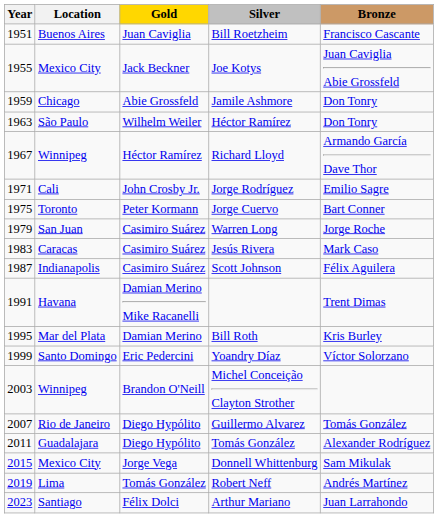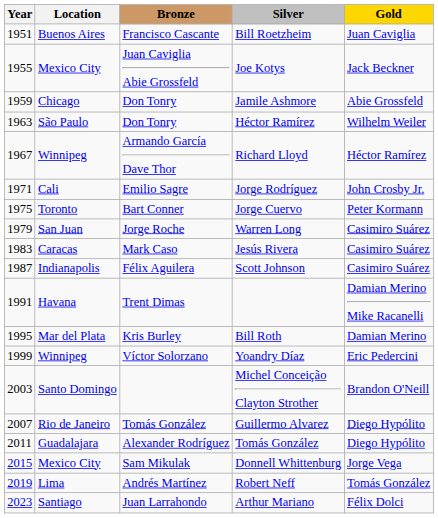columns swapped: (164, 14) <-> (377, 14)
(77, 355) Santo Domingo -> (62, 355) Winnipeg
(62, 389) Winnipeg -> (77, 389) Santo Domingo
